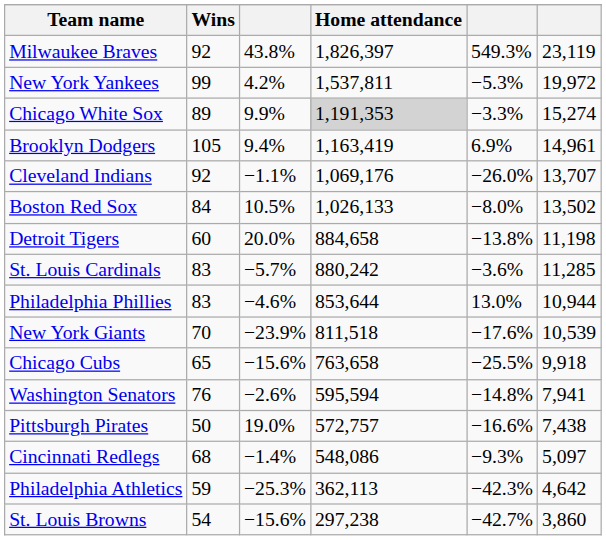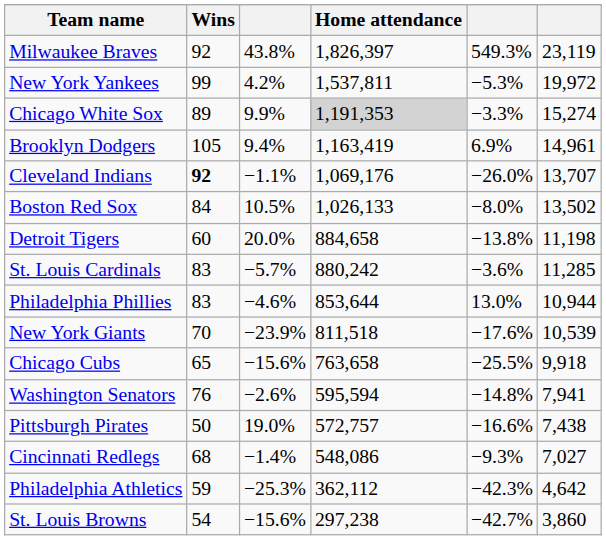(201, 176) normal -> (201, 176) bold
(564, 457) 5,097 -> (564, 457) 7,027
(347, 488) 362,113 -> (347, 488) 362,112
